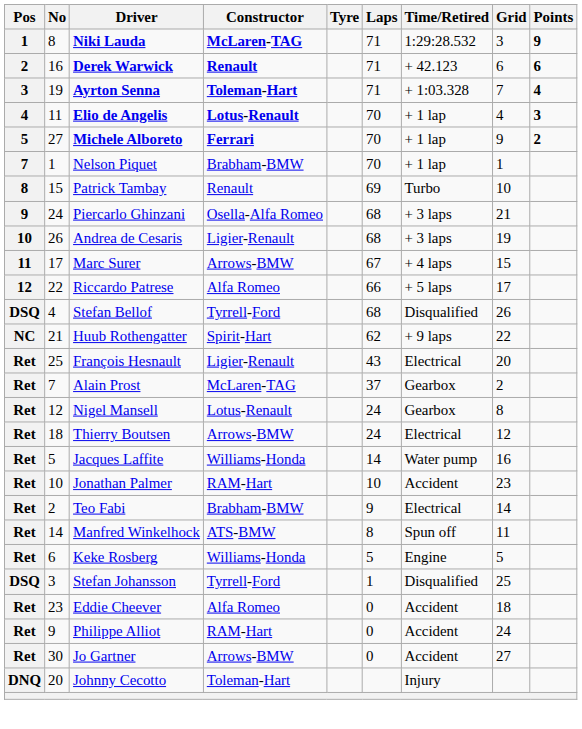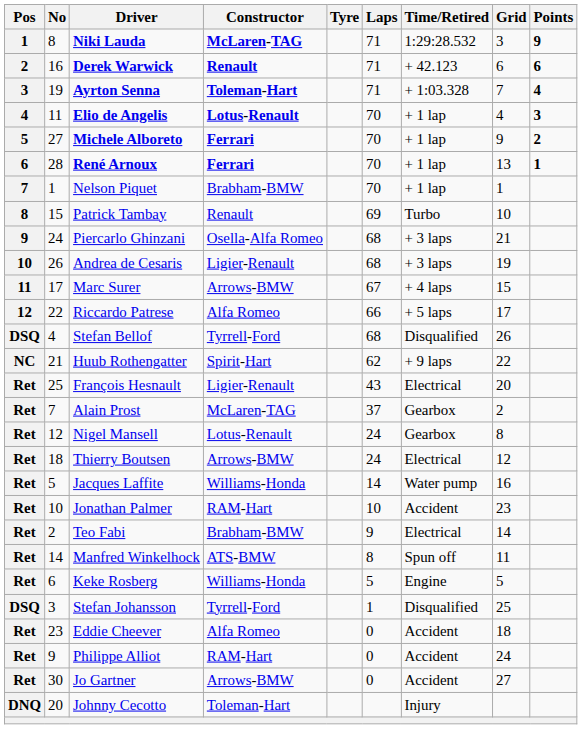+ row: (115, 164)
